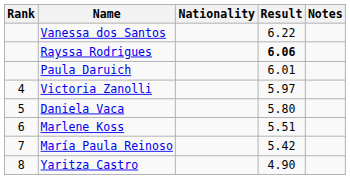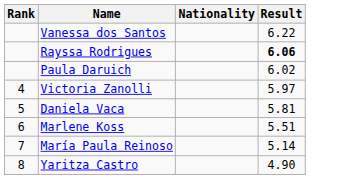- column: (325, 14)
(281, 70) 6.01 -> (281, 70) 6.02
(281, 108) 5.80 -> (281, 108) 5.81
(281, 146) 5.42 -> (281, 146) 5.14
